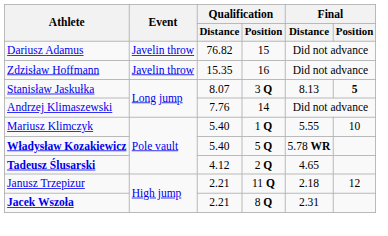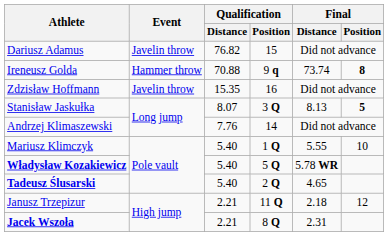+ row: (42, 70)
(219, 165) 4.12 -> (227, 184) 5.40
